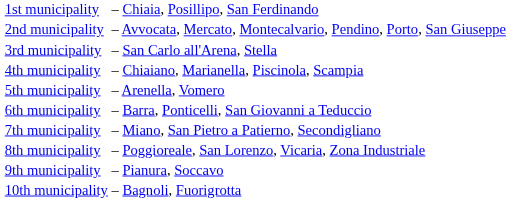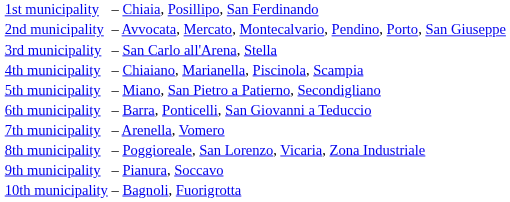(168, 90) – Arenella, Vomero -> (246, 90) – Miano, San Pietro a Patierno, Secondigliano
(246, 130) – Miano, San Pietro a Patierno, Secondigliano -> (168, 130) – Arenella, Vomero
